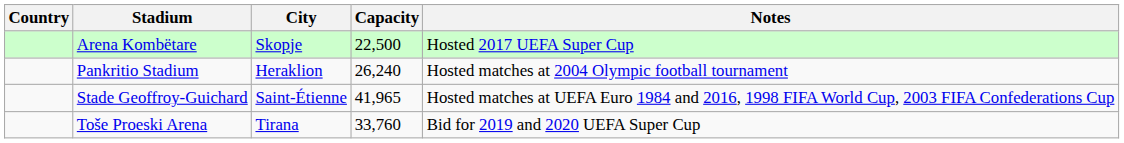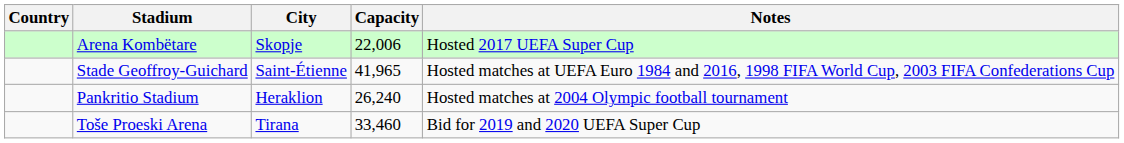(378, 44) 22,500 -> (378, 44) 22,006
rows swapped: (162, 97) <-> (138, 71)
(378, 124) 33,760 -> (378, 124) 33,460
